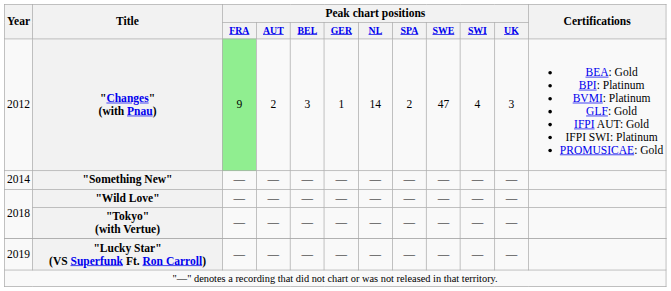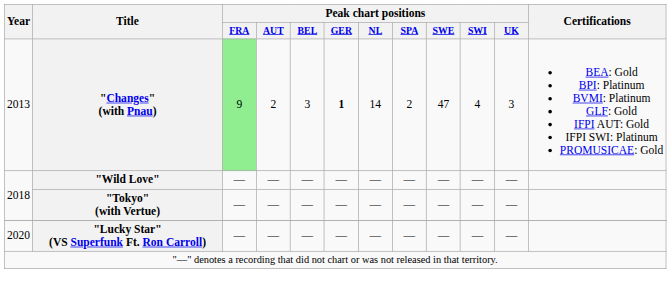(19, 104) 2012 -> (19, 104) 2013
(341, 104) normal -> (341, 104) bold
- row: (128, 180)
(19, 254) 2019 -> (19, 236) 2020
